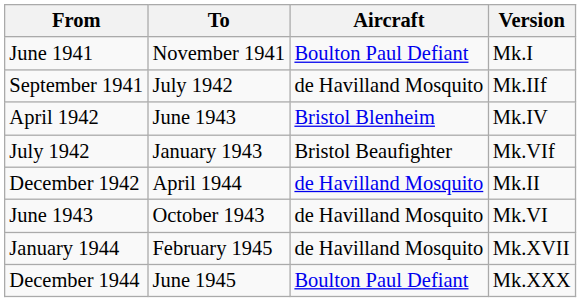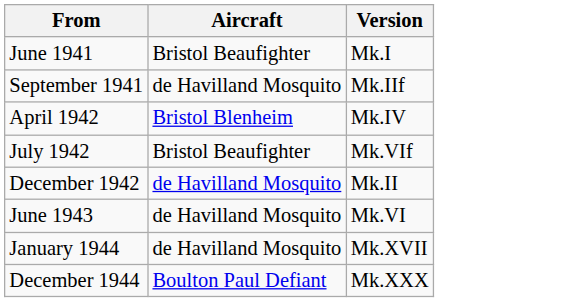- column: (219, 20)
(381, 53) Boulton Paul Defiant -> (231, 53) Bristol Beaufighter
